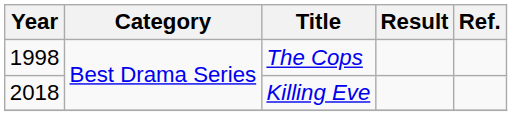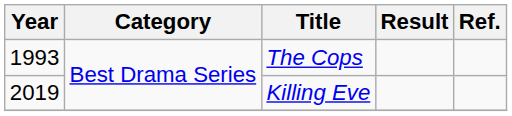(35, 57) 1998 -> (35, 57) 1993
(35, 92) 2018 -> (35, 92) 2019
